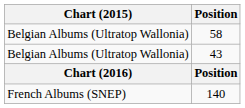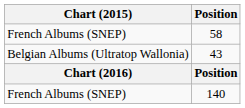(98, 34) Belgian Albums (Ultratop Wallonia) -> (67, 34) French Albums (SNEP)
